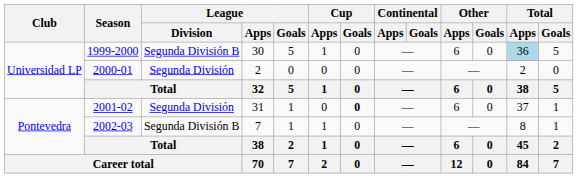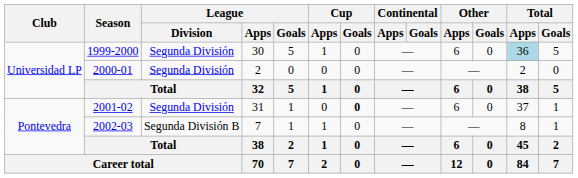(192, 51) Segunda División B -> (192, 51) Segunda División
